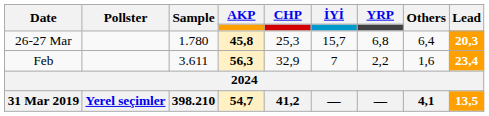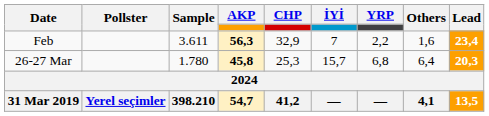rows swapped: (43, 40) <-> (43, 60)
